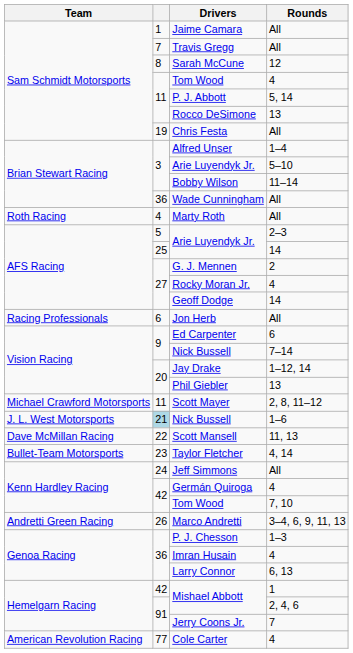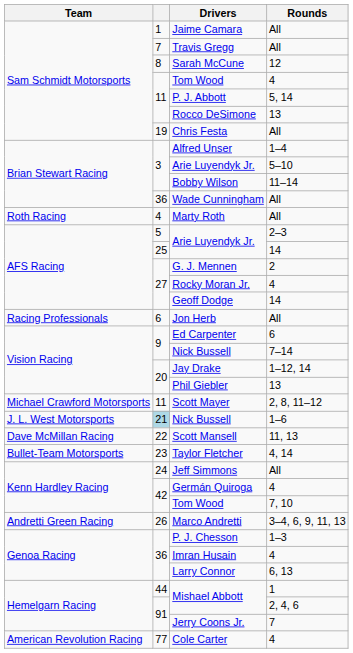(161, 588) 42 -> (161, 588) 44
